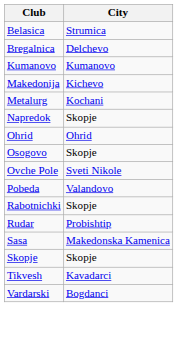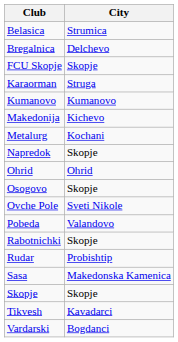+ row: (34, 65)
+ row: (32, 83)
